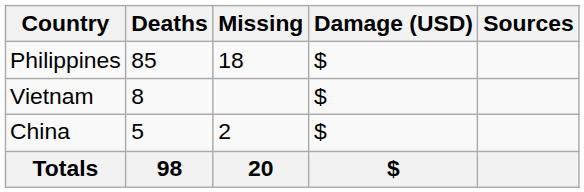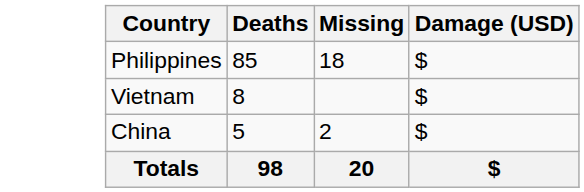- column: (529, 23)
